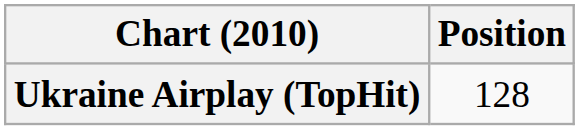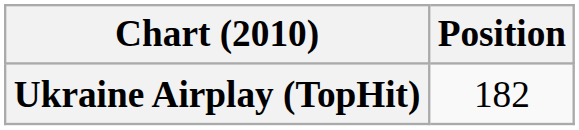(502, 93) 128 -> (502, 93) 182
